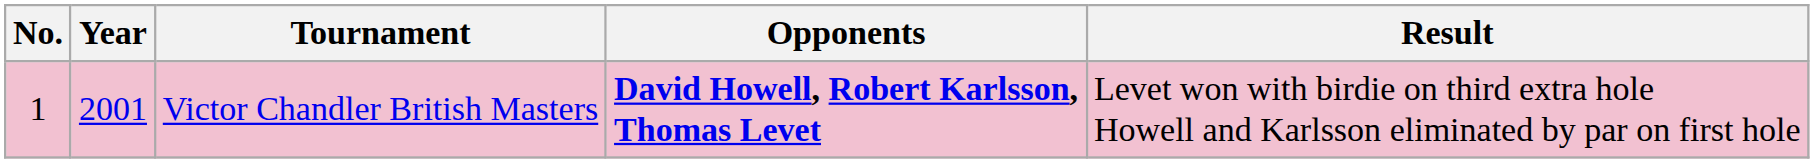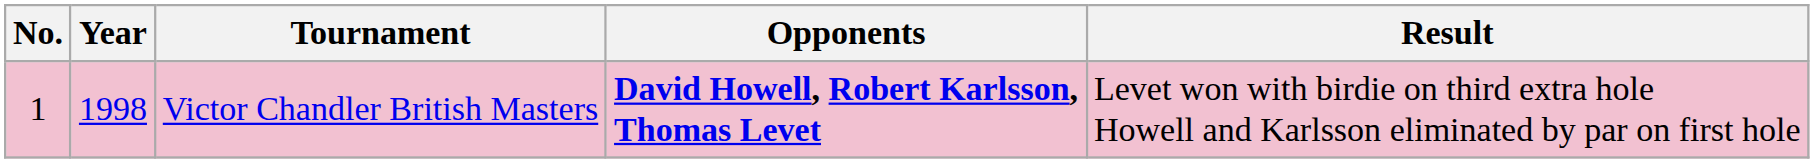(113, 109) 2001 -> (113, 109) 1998
